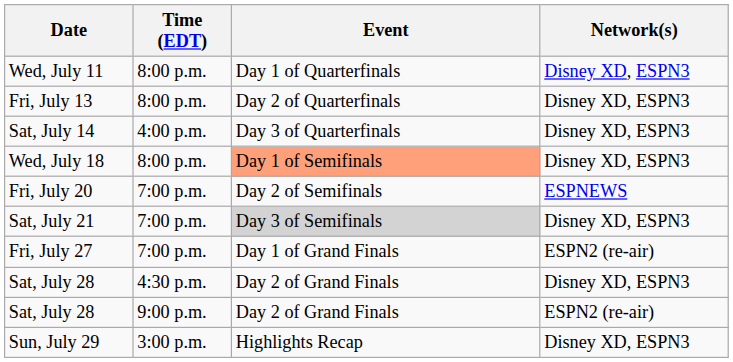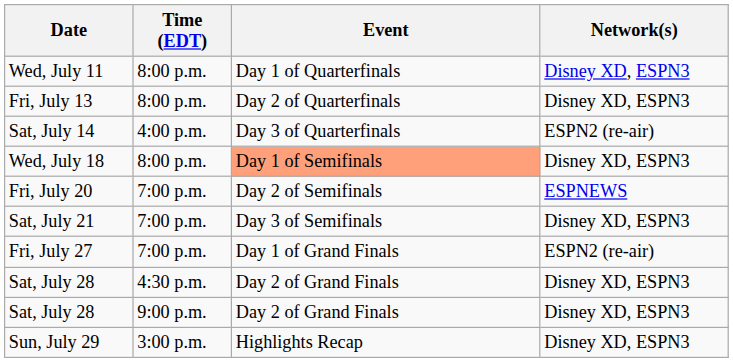(617, 131) Disney XD, ESPN3 -> (599, 131) ESPN2 (re-air)
(309, 221) lightgrey background -> (309, 221) no background
(599, 312) ESPN2 (re-air) -> (617, 312) Disney XD, ESPN3
